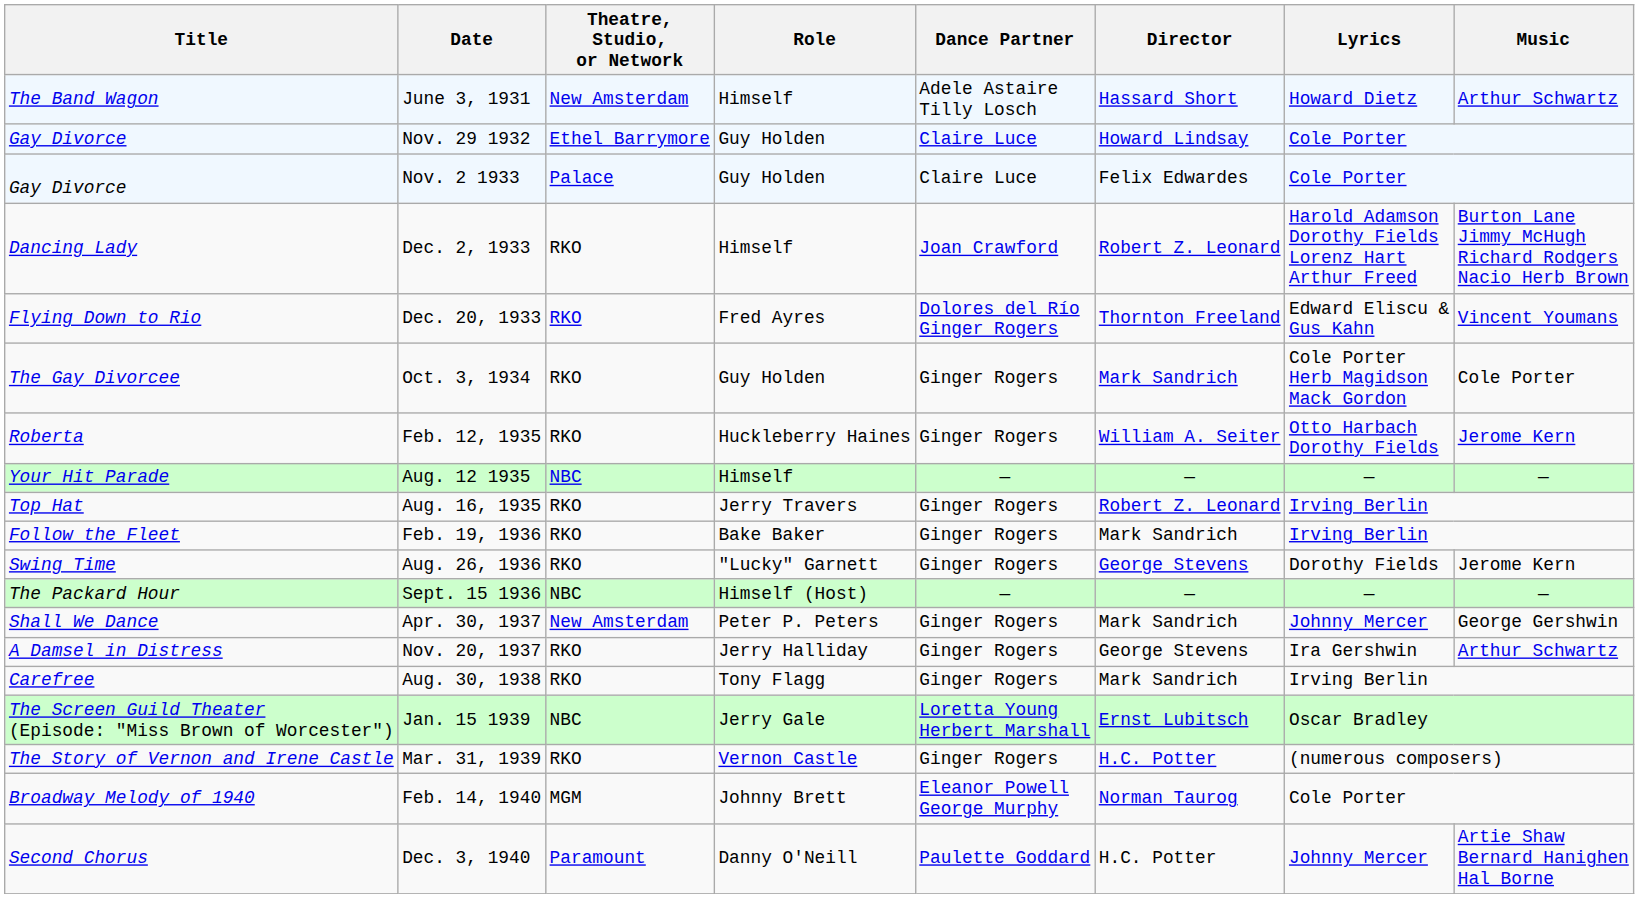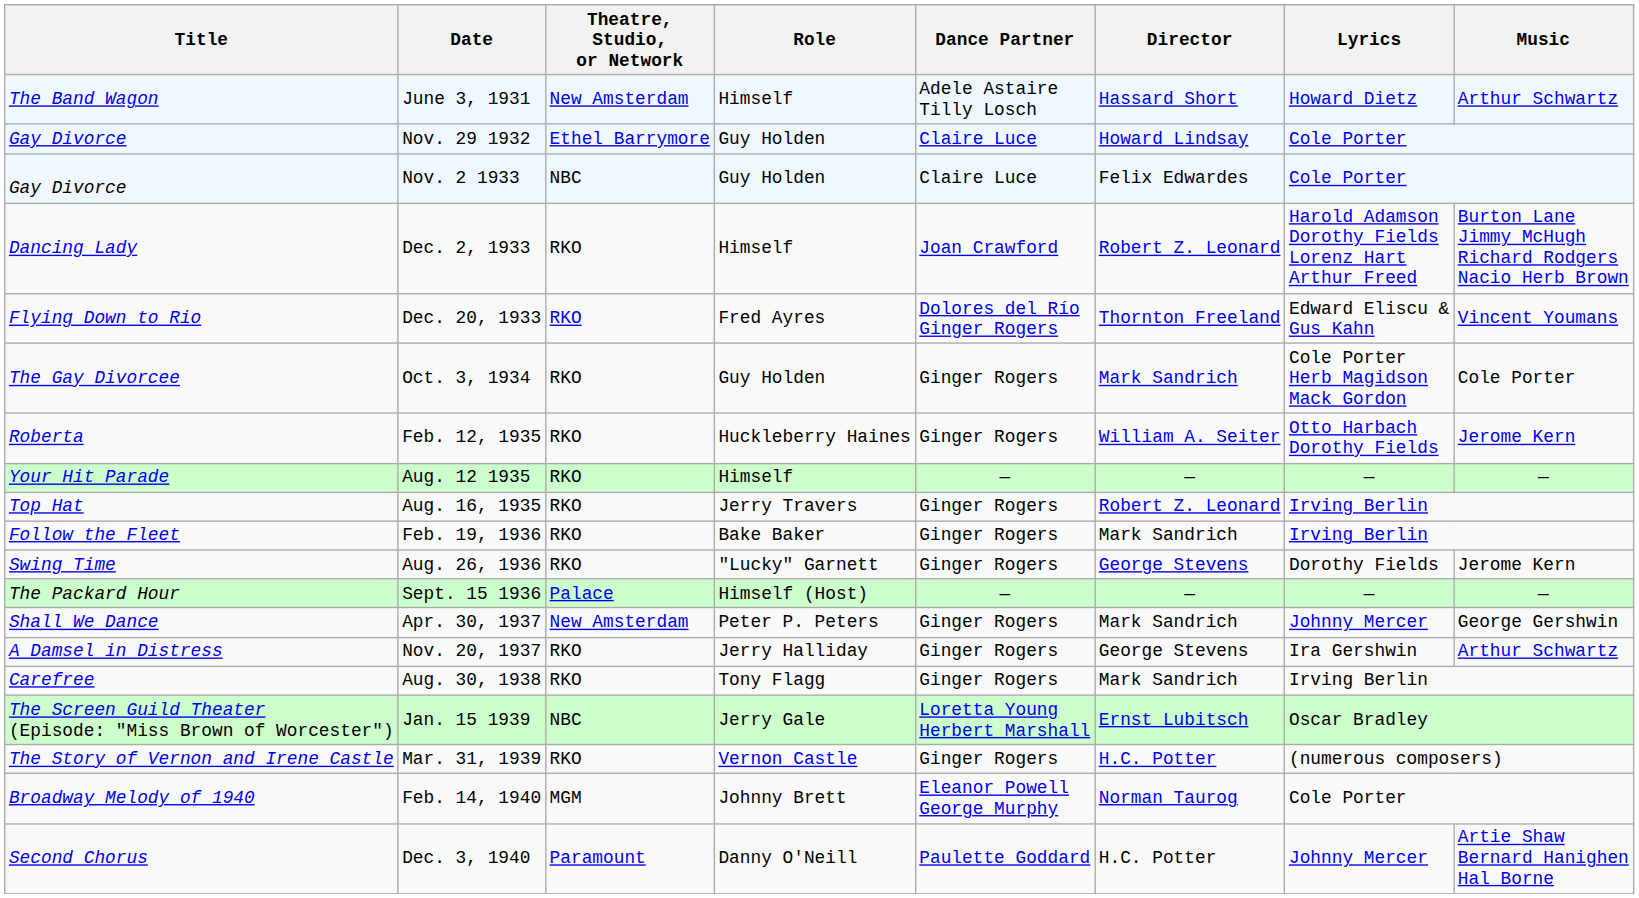(582, 178) Palace -> (566, 178) NBC
(566, 477) NBC -> (566, 477) RKO
(566, 594) NBC -> (582, 594) Palace
